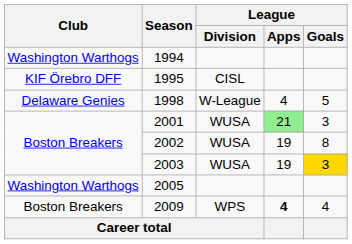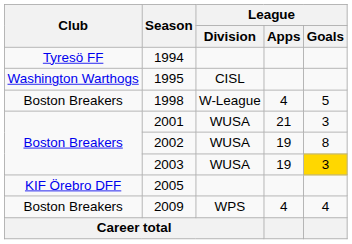(73, 57) Washington Warthogs -> (73, 57) Tyresö FF
(73, 79) KIF Örebro DFF -> (73, 79) Washington Warthogs
(73, 100) Delaware Genies -> (73, 100) Boston Breakers
(284, 121) lightgreen background -> (284, 121) no background
(73, 185) Washington Warthogs -> (73, 185) KIF Örebro DFF
(284, 206) bold -> (284, 206) normal
